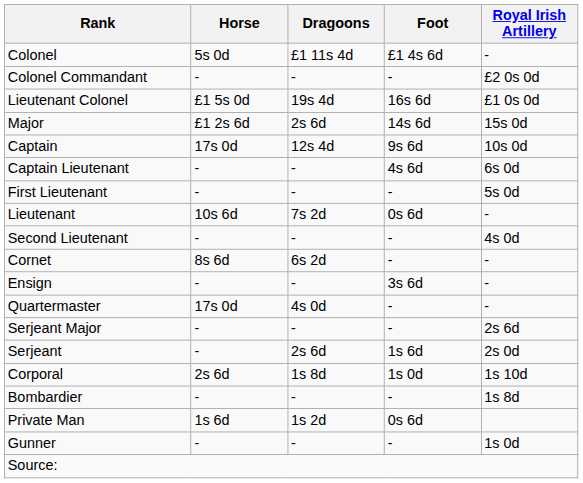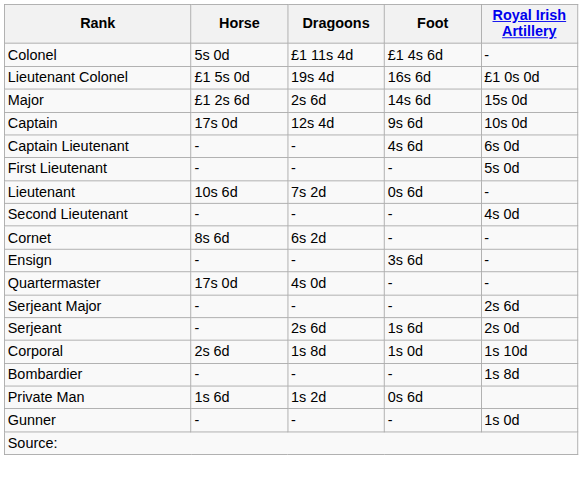- row: (77, 77)
